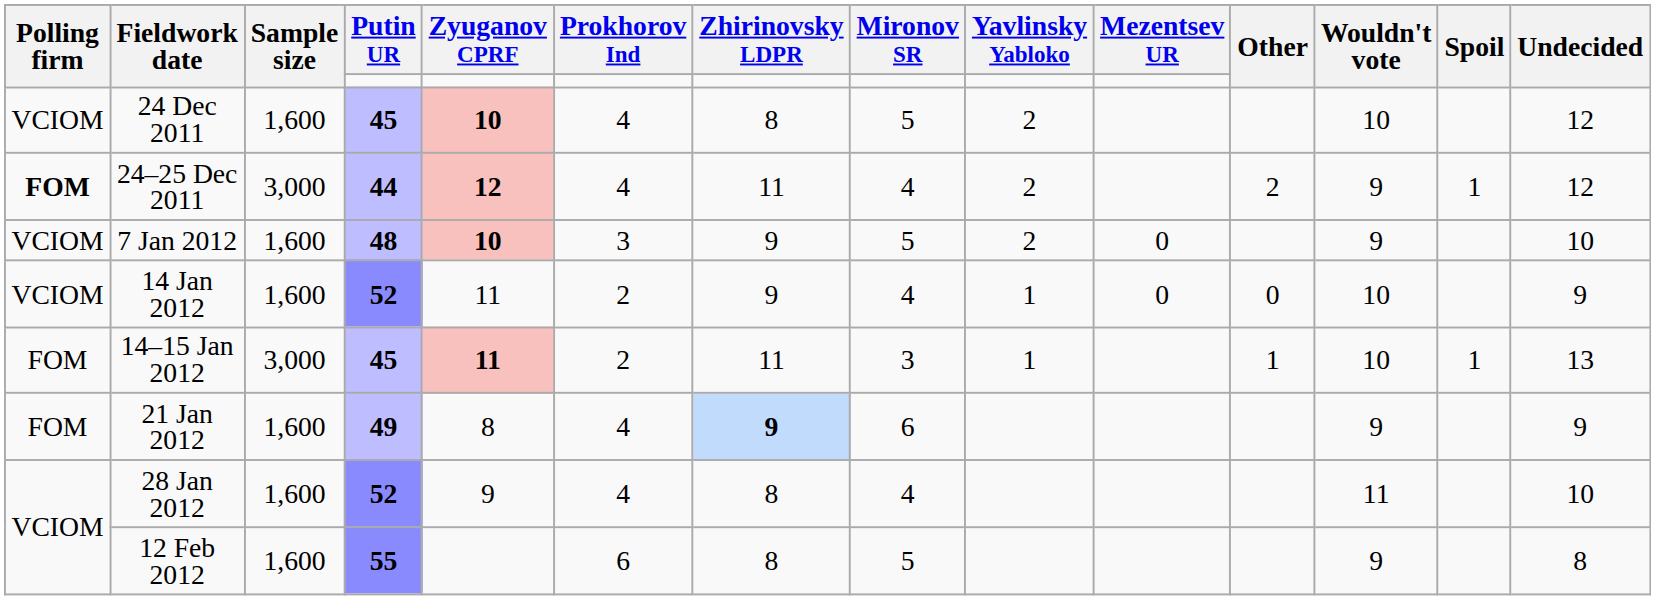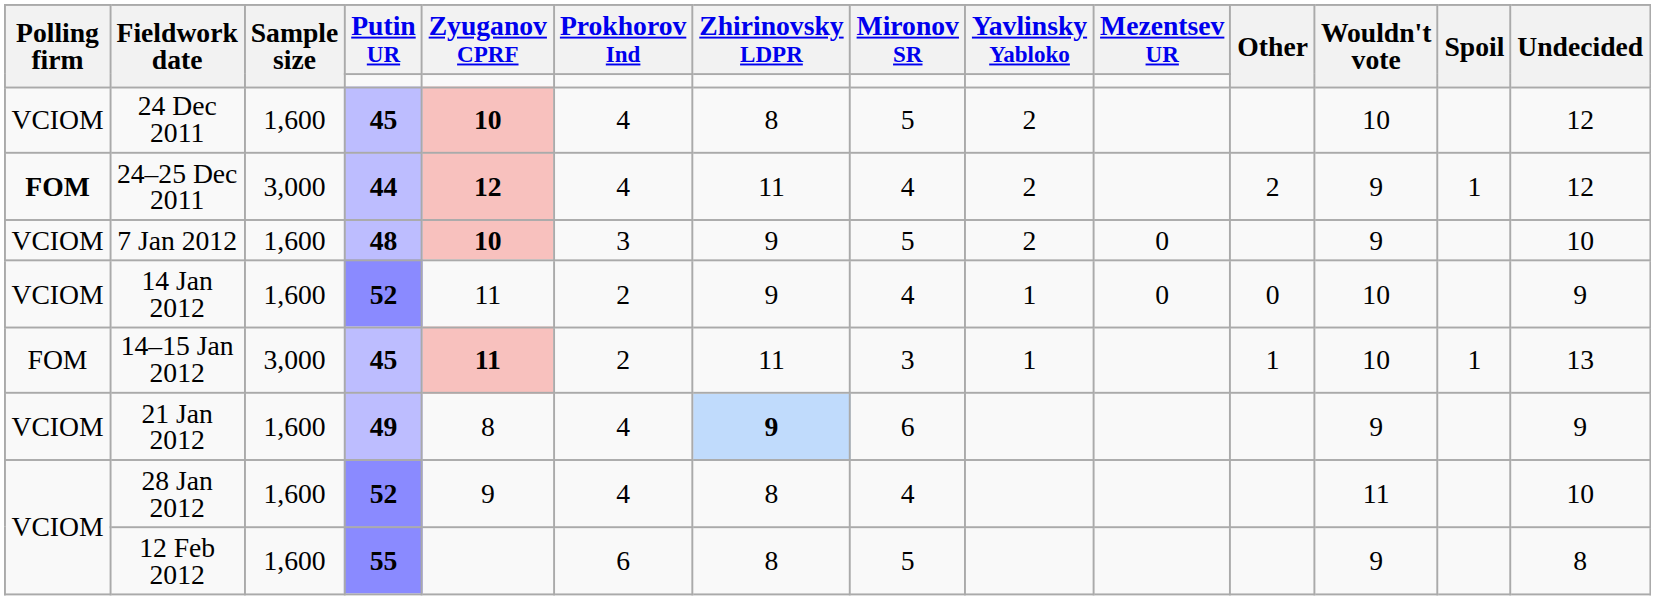(58, 427) FOM -> (58, 427) VCIOM
